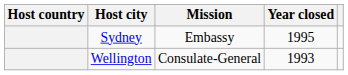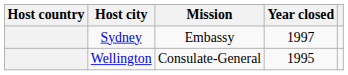(301, 37) 1995 -> (301, 37) 1997
(301, 59) 1993 -> (301, 59) 1995
